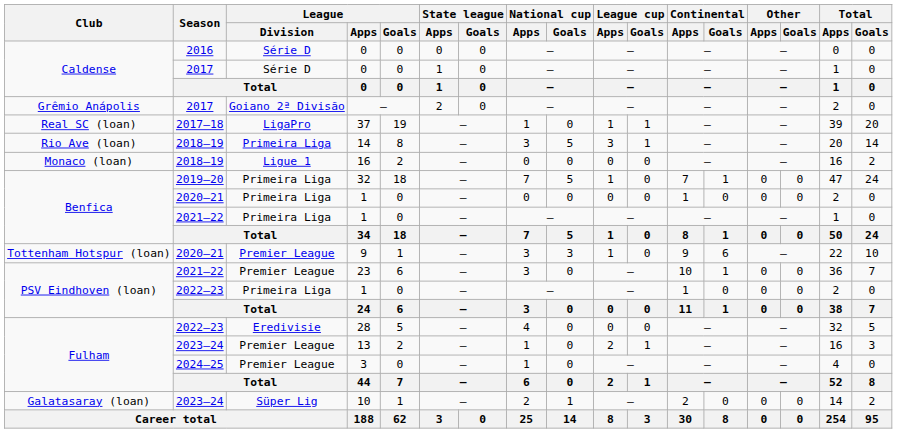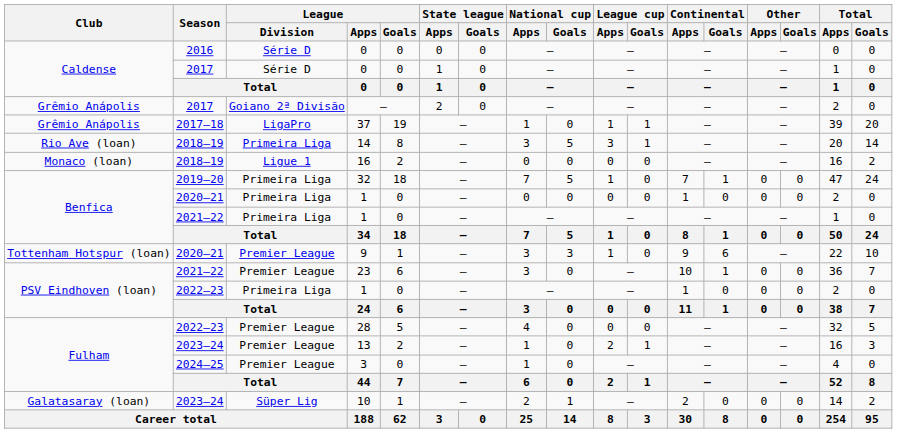(89, 124) Real SC (loan) -> (89, 124) Grêmio Anápolis
(287, 327) Eredivisie -> (287, 327) Premier League
